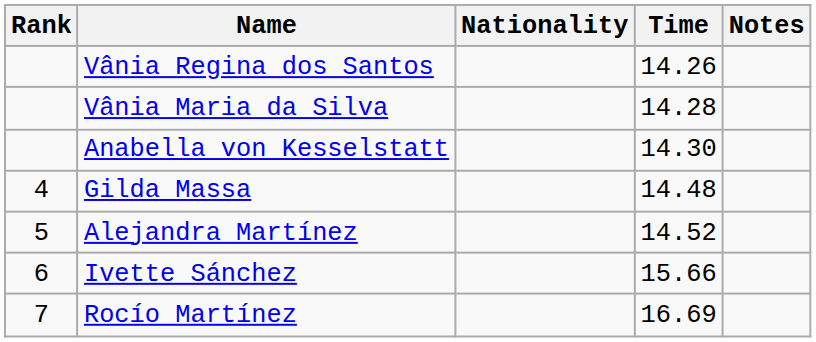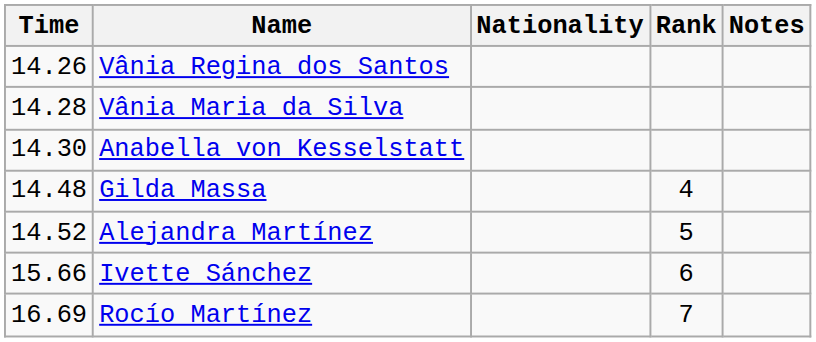columns swapped: (41, 26) <-> (679, 26)
